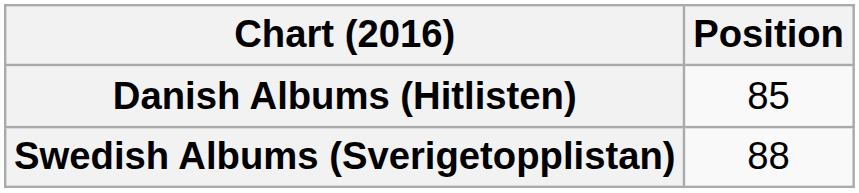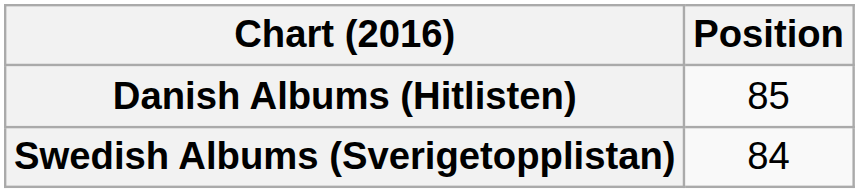(769, 156) 88 -> (769, 156) 84
